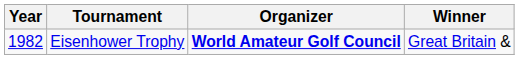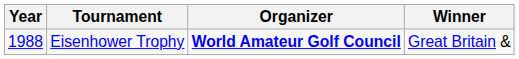(26, 41) 1982 -> (26, 41) 1988
